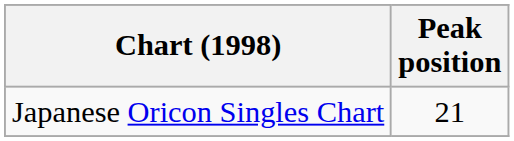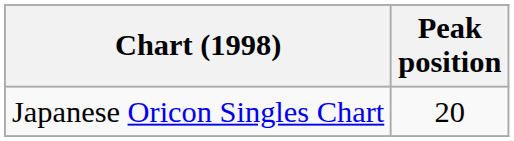(450, 111) 21 -> (450, 111) 20
